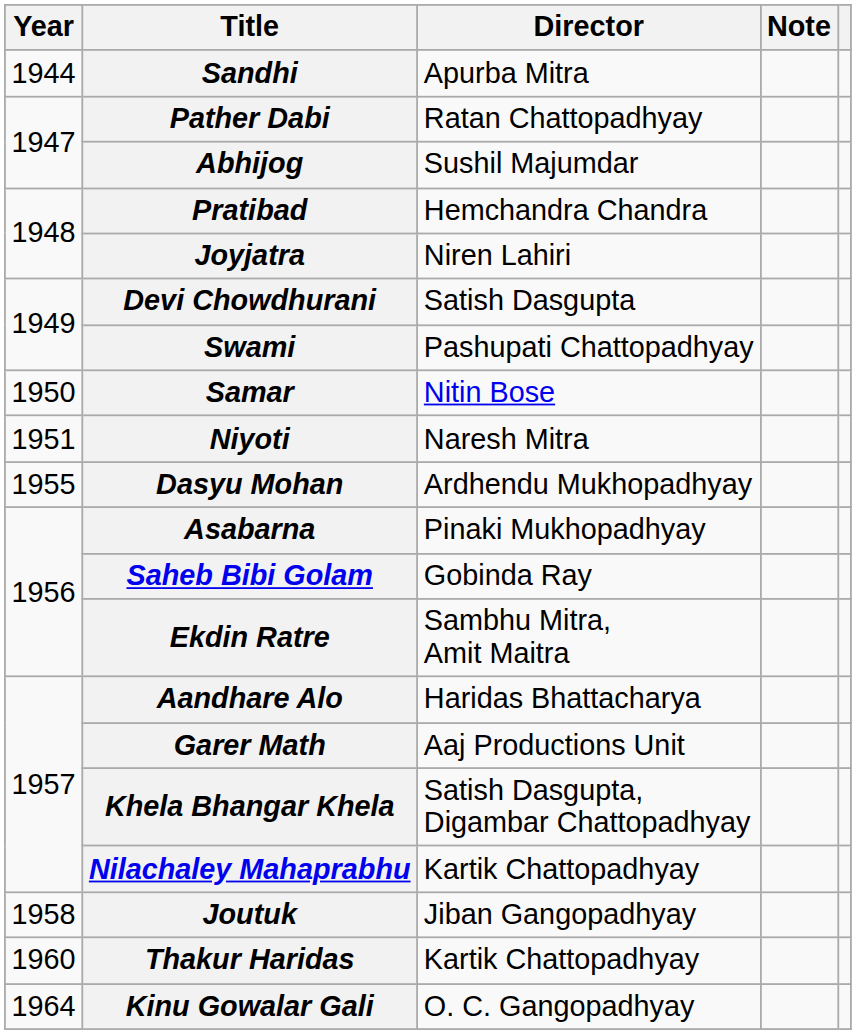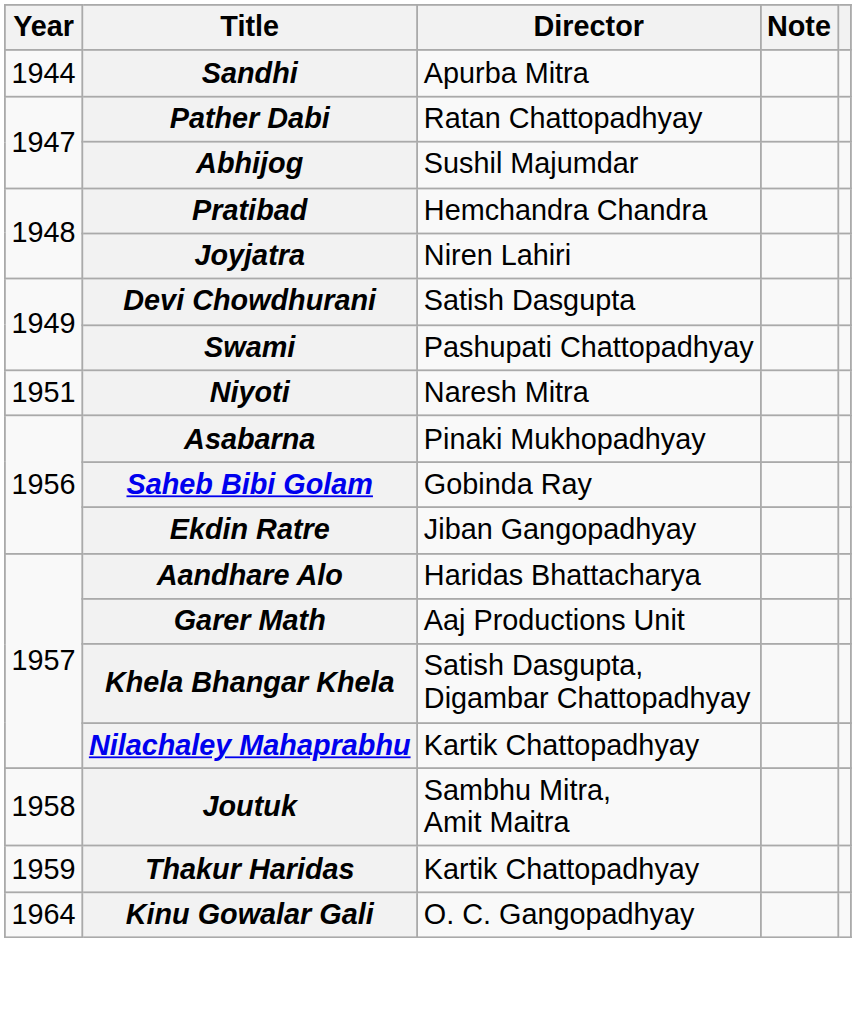- row: (250, 392)
- row: (250, 484)
(517, 637) Sambhu Mitra, Amit Maitra -> (560, 529) Jiban Gangopadhyay
(560, 914) Jiban Gangopadhyay -> (517, 806) Sambhu Mitra, Amit Maitra
(44, 959) 1960 -> (44, 868) 1959
